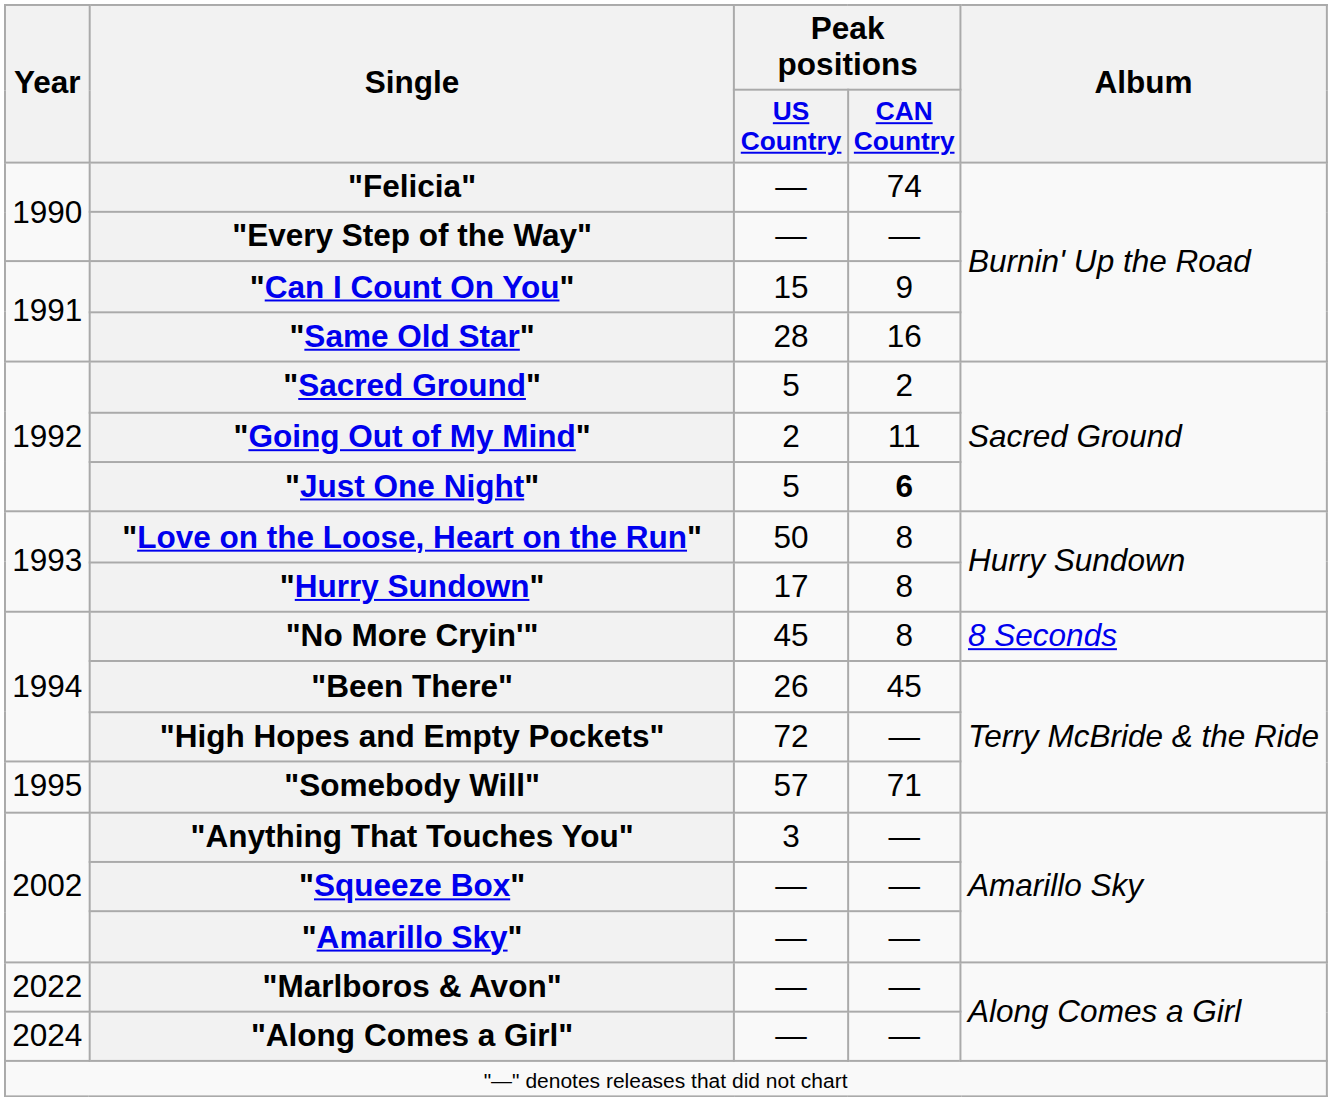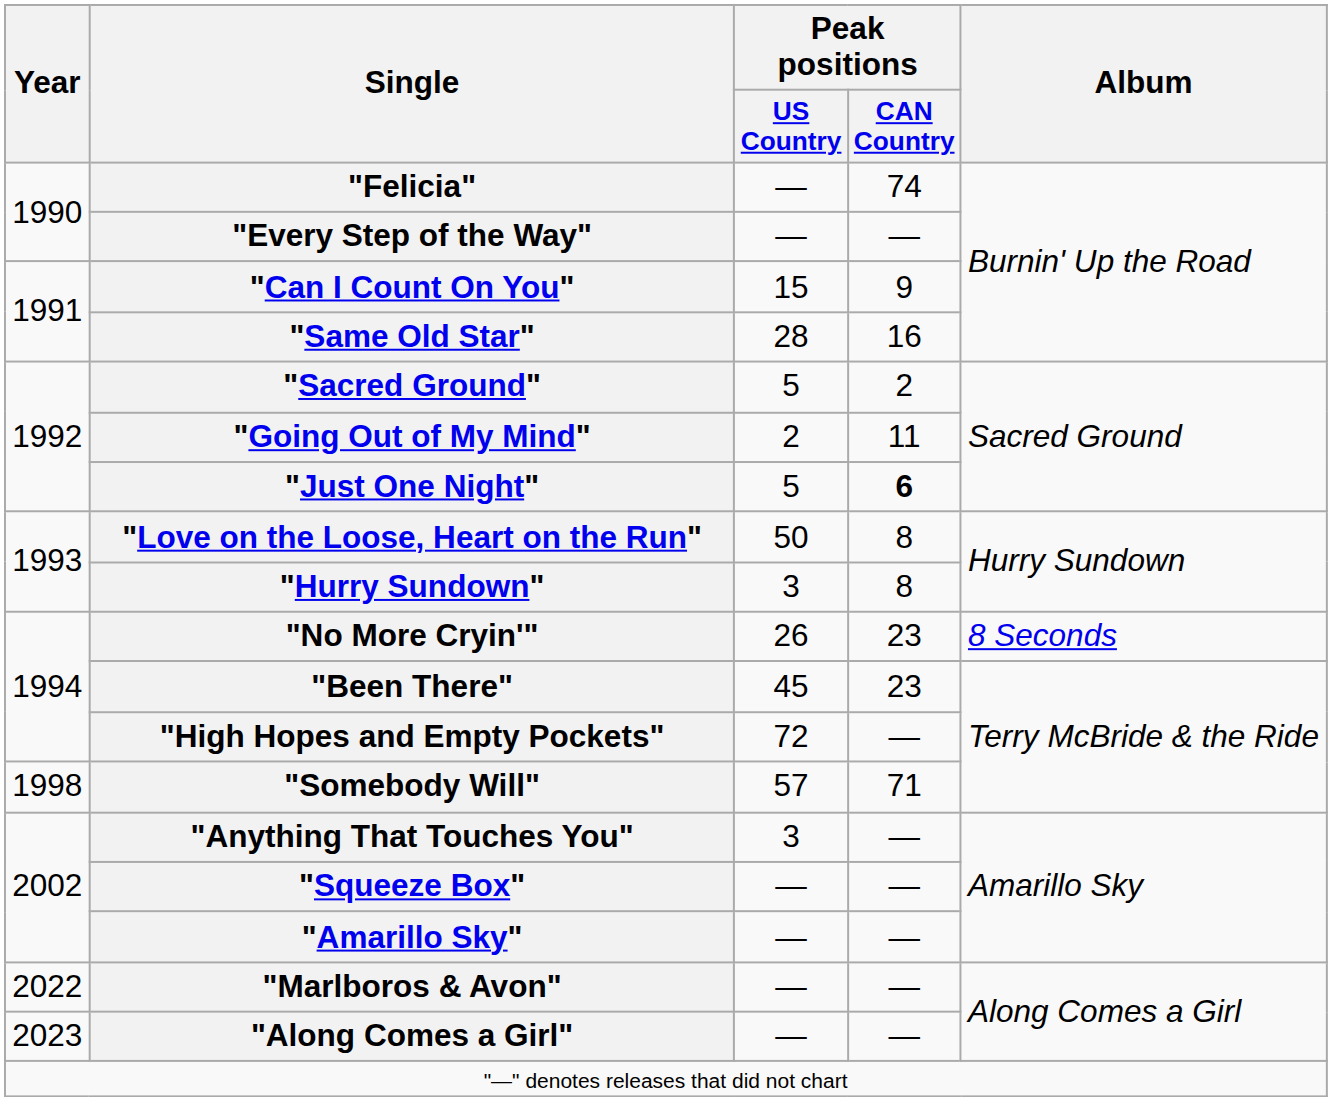(791, 586) 17 -> (791, 586) 3
(791, 636) 45 -> (791, 636) 26
(904, 636) 8 -> (904, 636) 23
(791, 686) 26 -> (791, 686) 45
(904, 686) 45 -> (904, 686) 23
(47, 786) 1995 -> (47, 786) 1998
(47, 1036) 2024 -> (47, 1036) 2023
